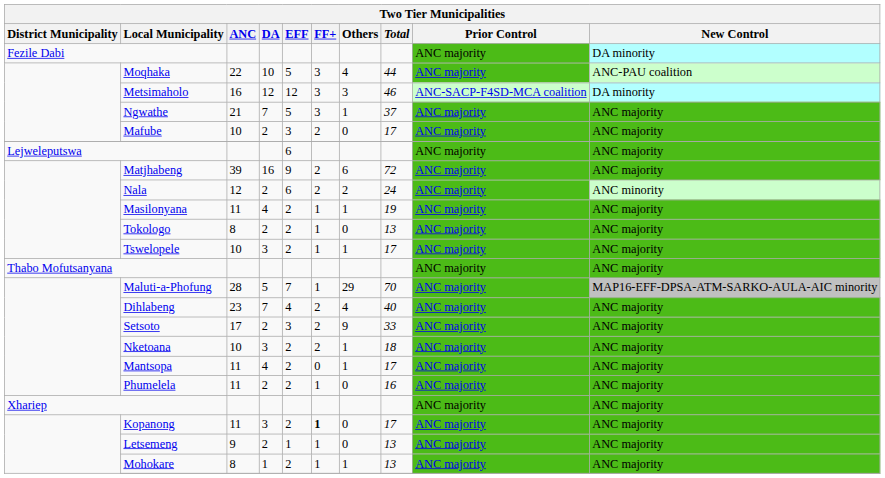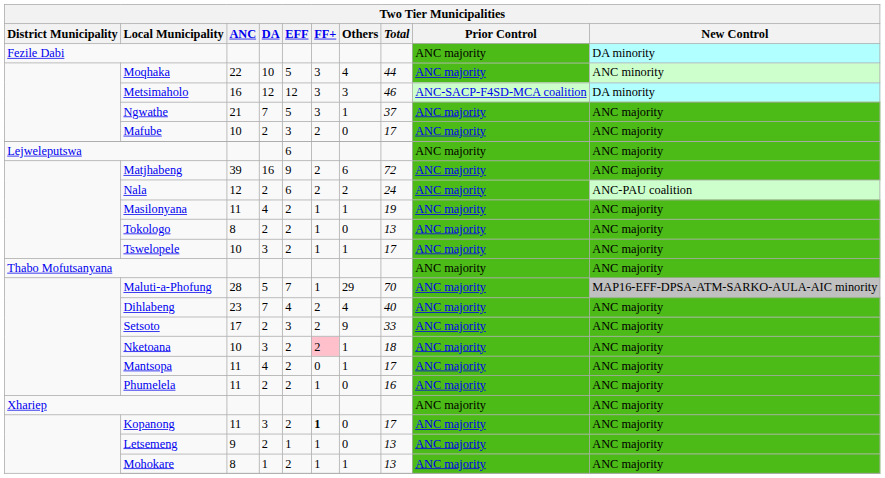(642, 72) ANC-PAU coalition -> (628, 72) ANC minority
(628, 190) ANC minority -> (642, 190) ANC-PAU coalition
(317, 346) no background -> (317, 346) pink background
